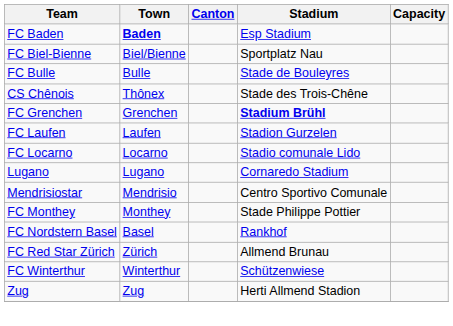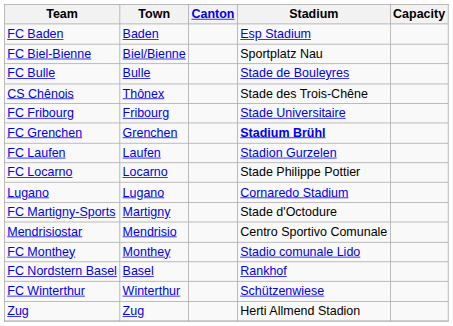(142, 34) bold -> (141, 34) normal
+ row: (41, 113)
(300, 152) Stadio comunale Lido -> (300, 172) Stade Philippe Pottier
+ row: (61, 212)
(300, 212) Stade Philippe Pottier -> (300, 251) Stadio comunale Lido
- row: (61, 251)
